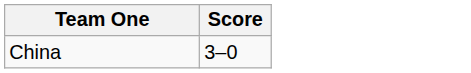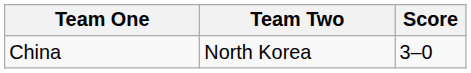+ column: (297, 20)
